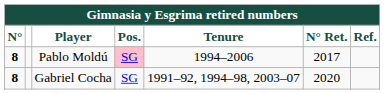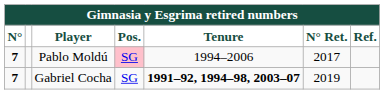(15, 57) 8 -> (15, 57) 7
(15, 78) 8 -> (15, 78) 7
(224, 78) normal -> (224, 78) bold
(327, 78) 2020 -> (327, 78) 2019
